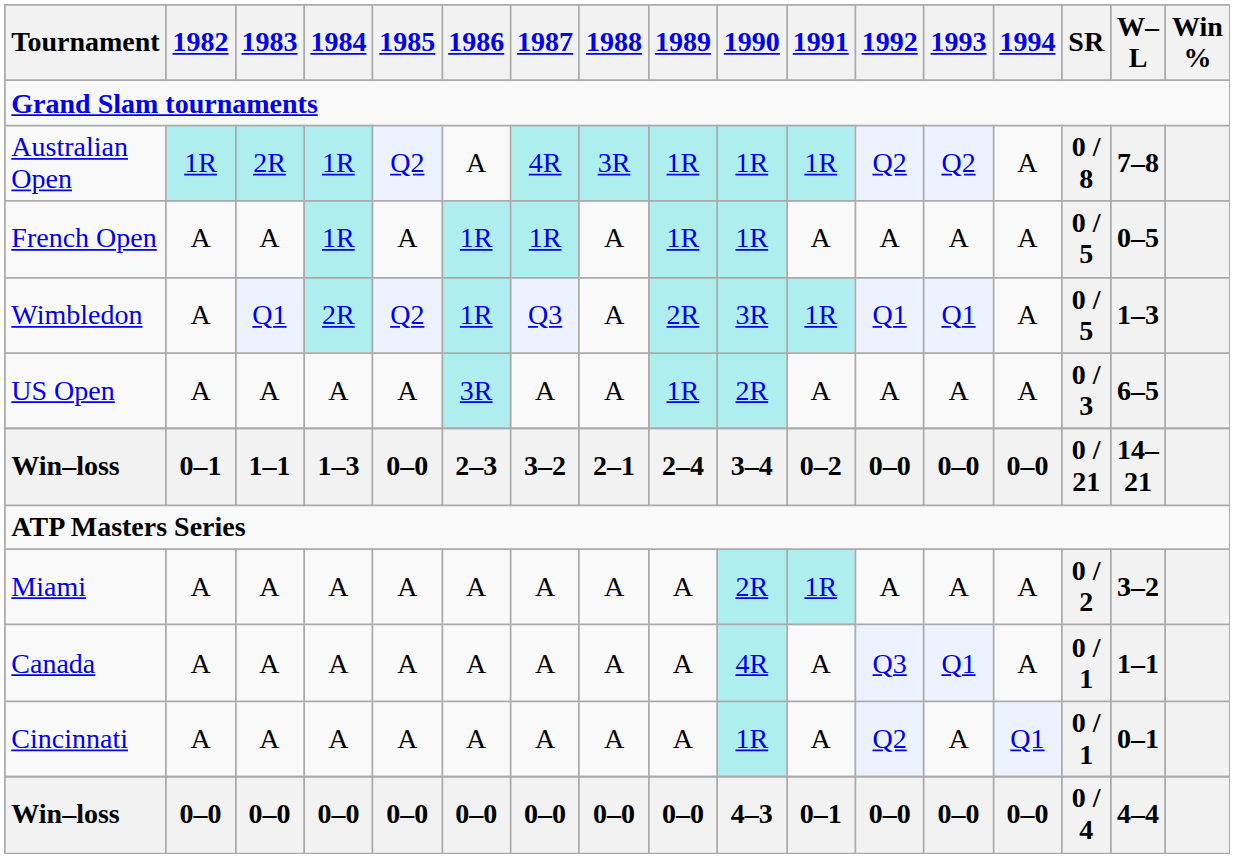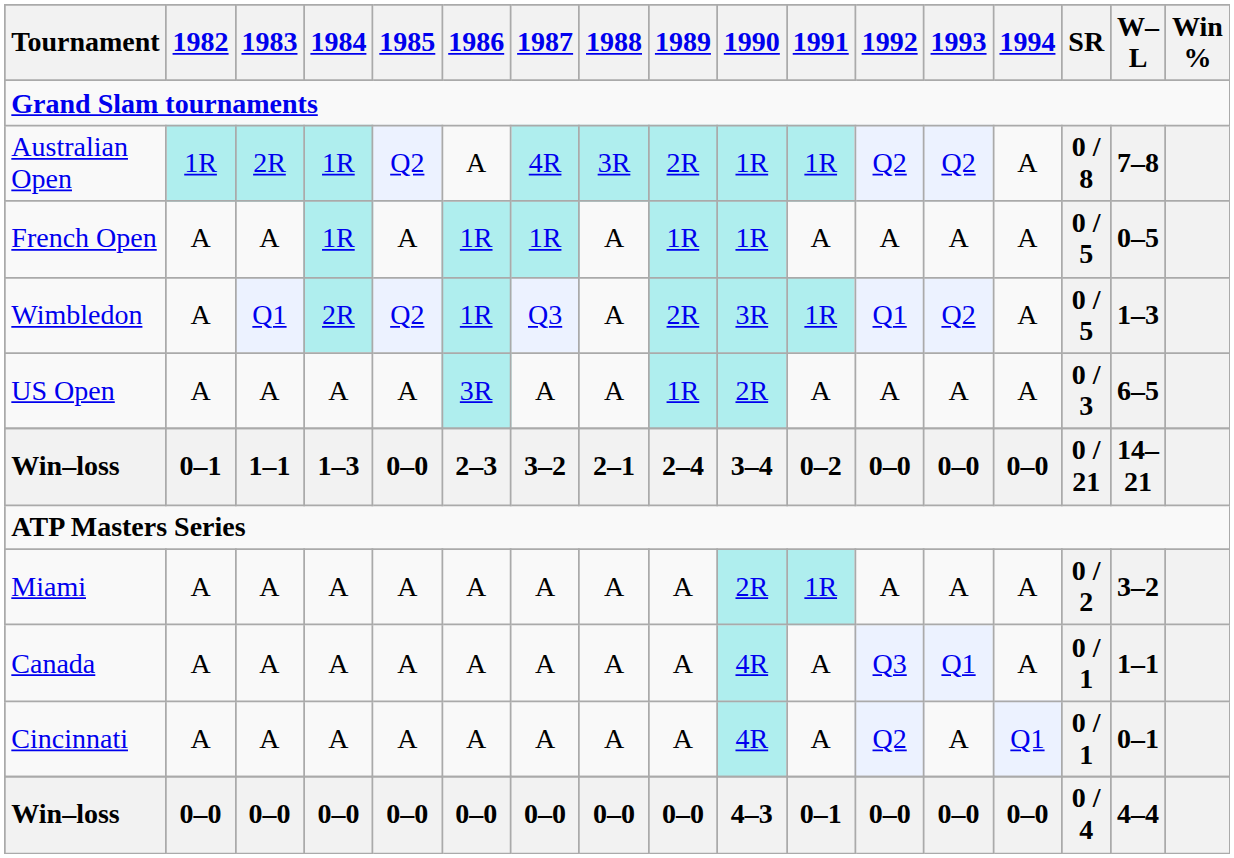(683, 162) 1R -> (683, 162) 2R
(959, 314) Q1 -> (959, 314) Q2
(752, 738) 1R -> (752, 738) 4R
